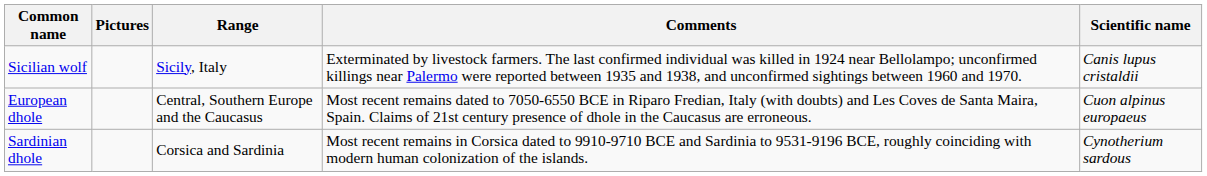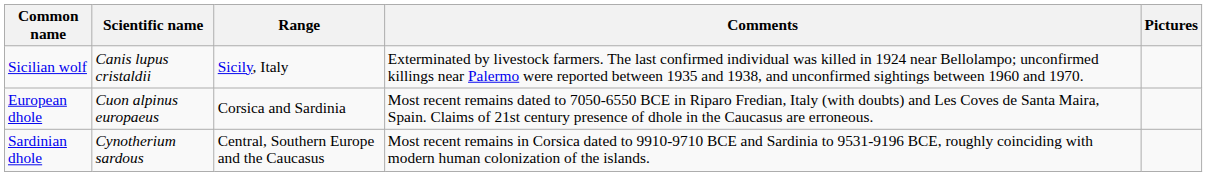columns swapped: (1140, 25) <-> (122, 25)
(234, 108) Central, Southern Europe and the Caucasus -> (282, 108) Corsica and Sardinia
(220, 150) Corsica and Sardinia -> (296, 150) Central, Southern Europe and the Caucasus
